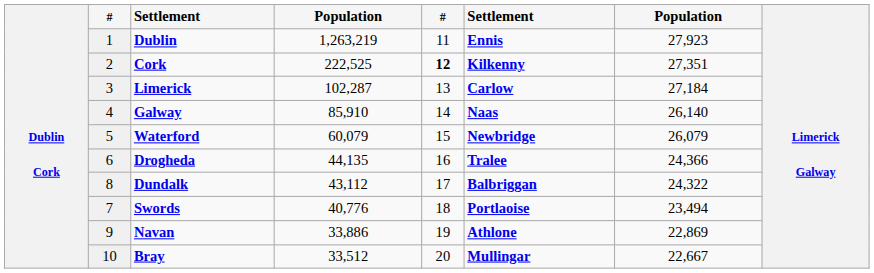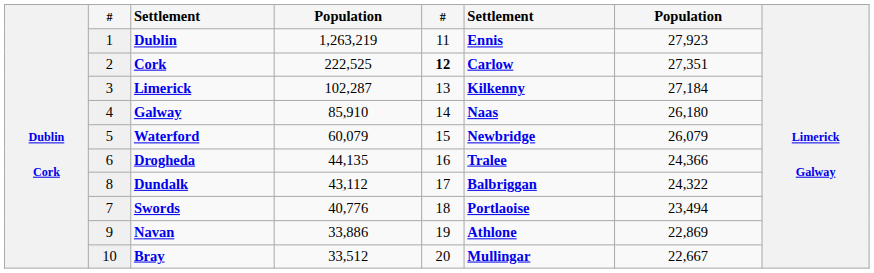(496, 64) Kilkenny -> (490, 64) Carlow
(490, 88) Carlow -> (496, 88) Kilkenny
(688, 112) 26,140 -> (688, 112) 26,180
